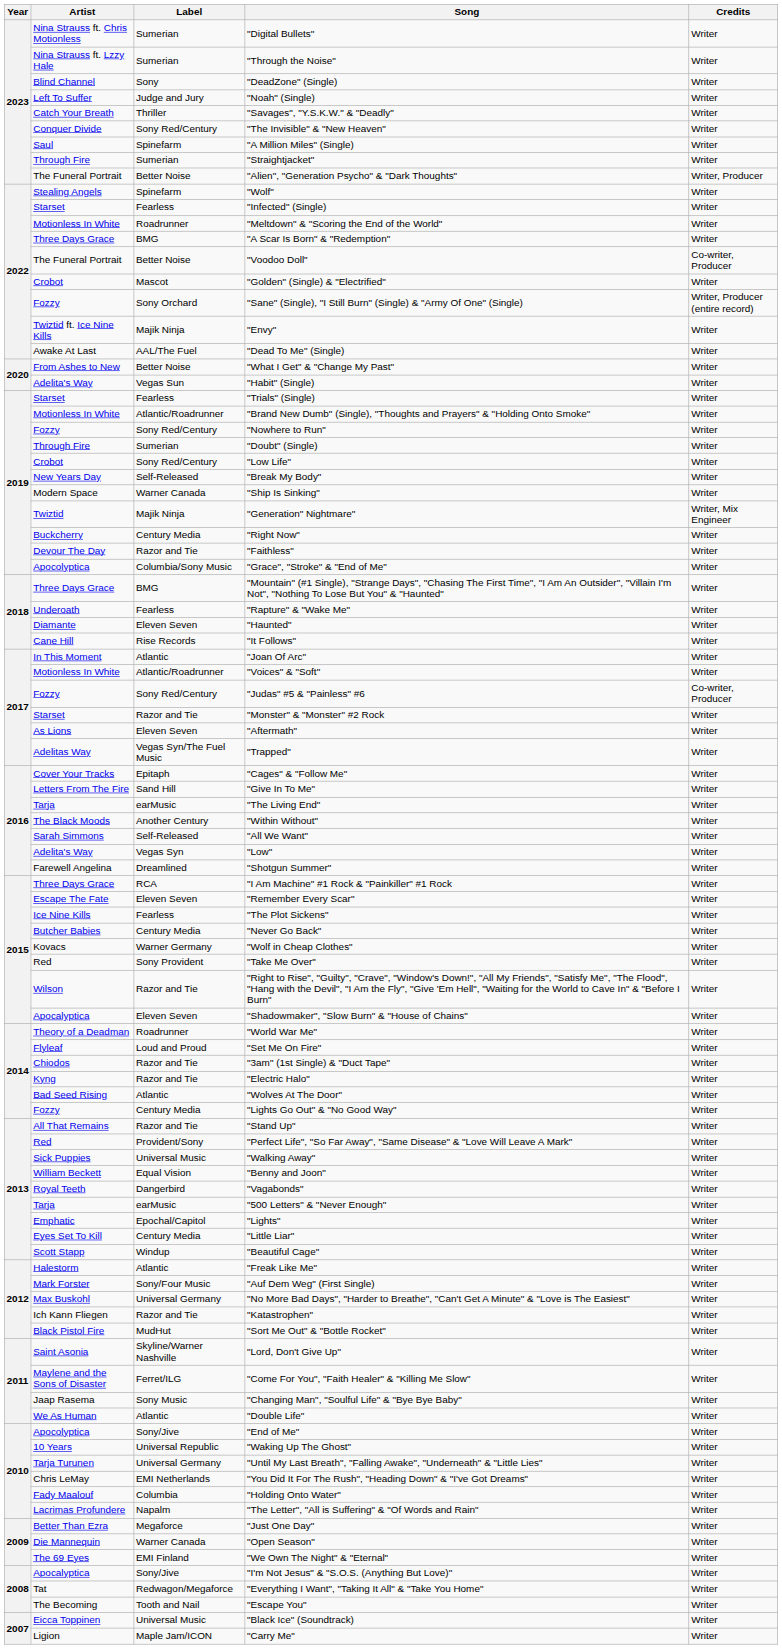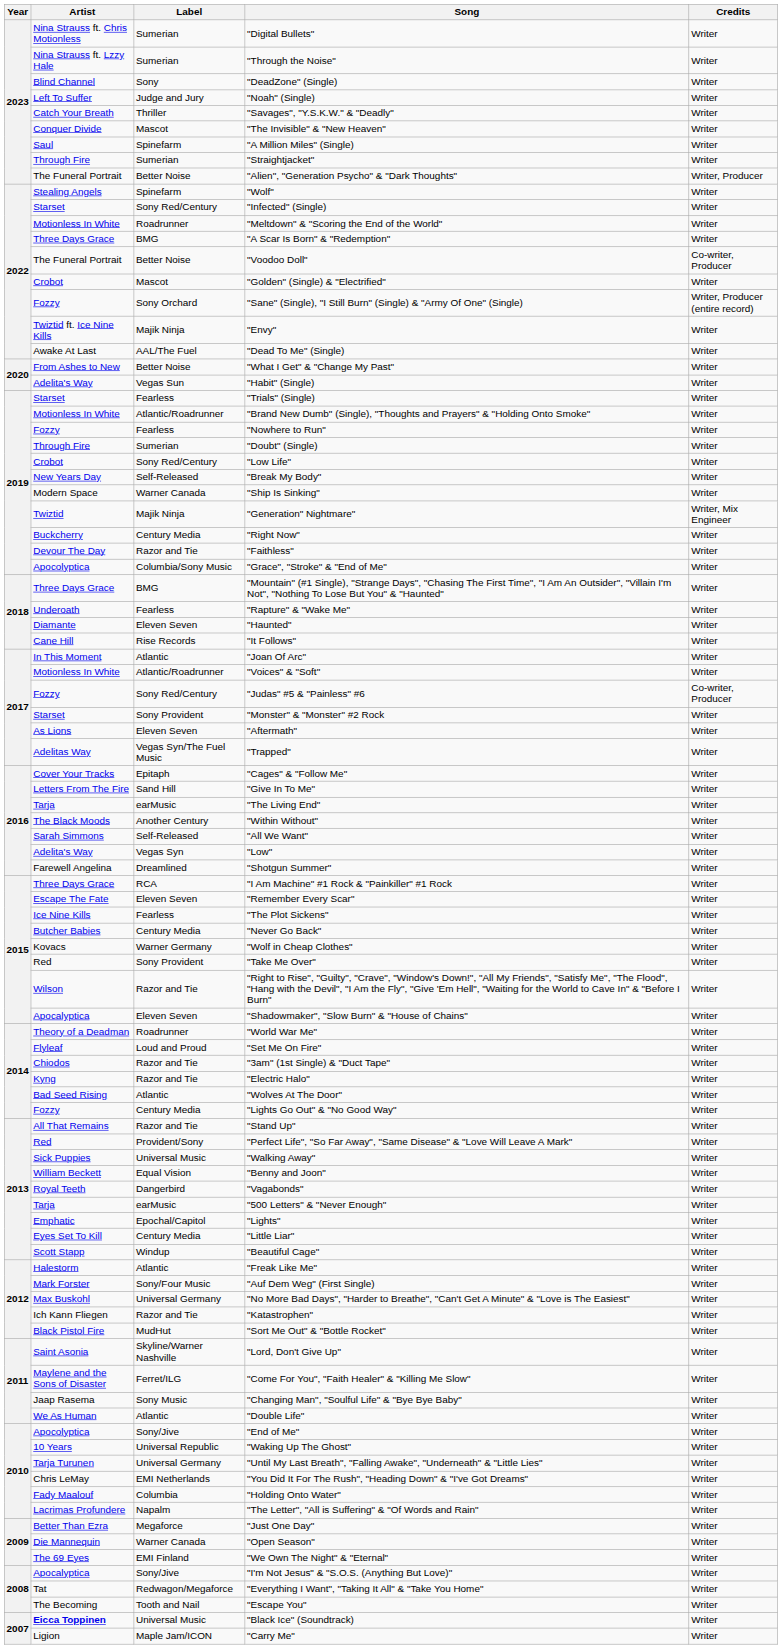(176, 129) Sony Red/Century -> (152, 129) Mascot
(155, 207) Fearless -> (176, 207) Sony Red/Century
(176, 430) Sony Red/Century -> (155, 430) Fearless
(167, 715) Razor and Tie -> (170, 715) Sony Provident
(67, 1620) normal -> (70, 1620) bold
